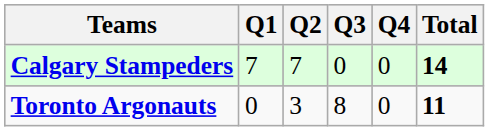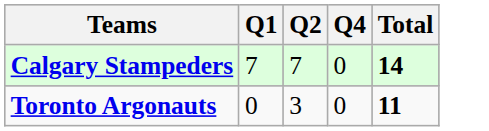- column: (350, 24)
